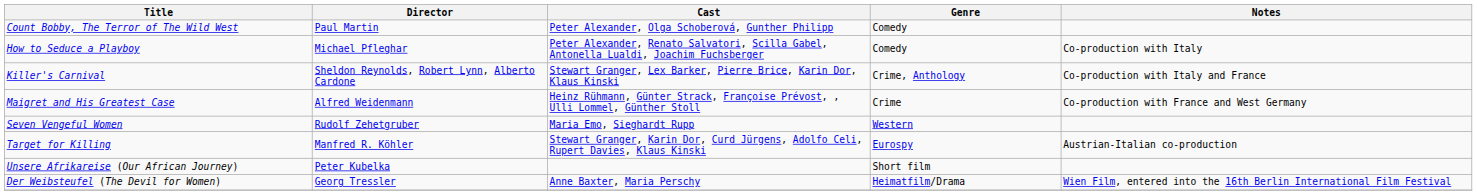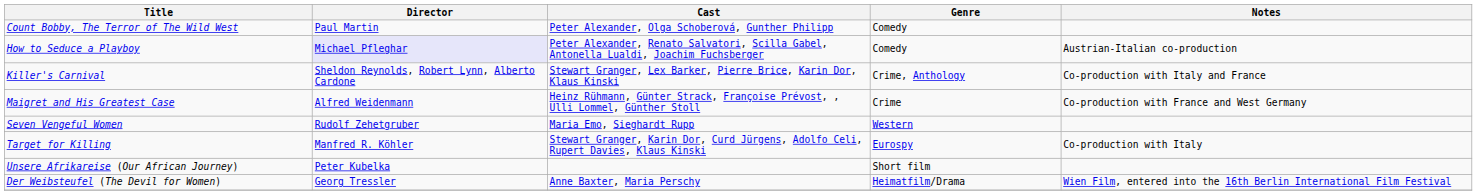(361, 49) no background -> (361, 49) lavender background
(1133, 49) Co-production with Italy -> (1150, 49) Austrian-Italian co-production
(1150, 145) Austrian-Italian co-production -> (1133, 145) Co-production with Italy
